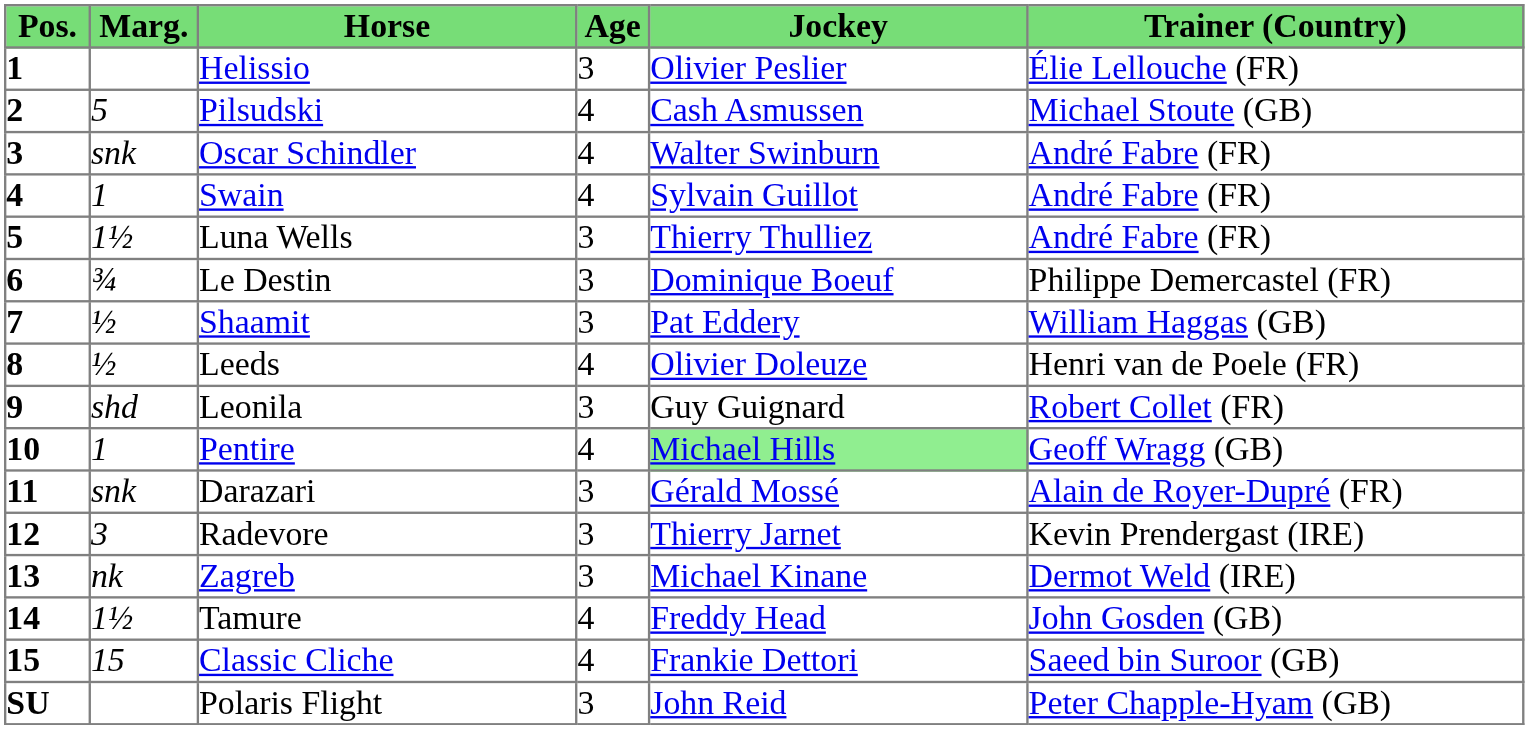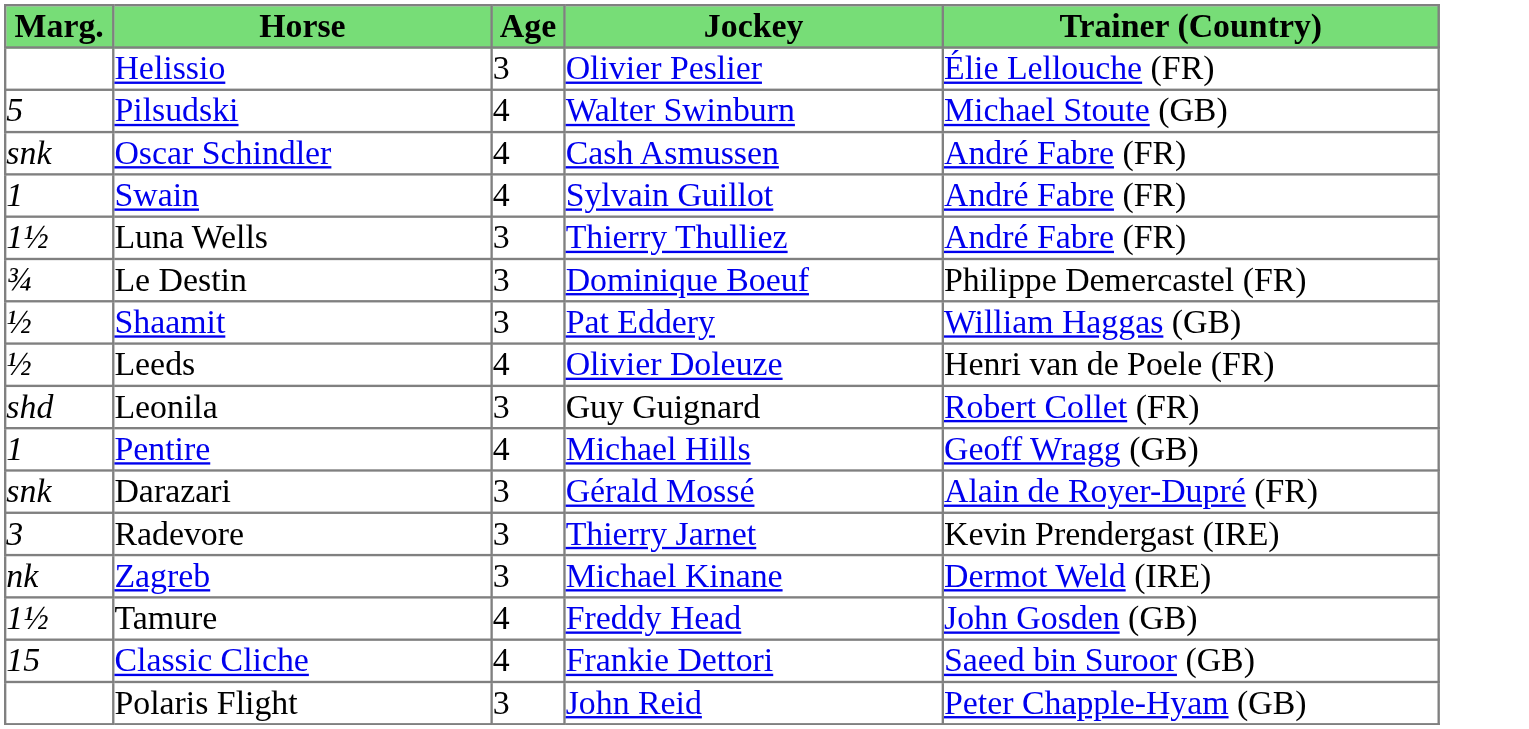- column: (47, 25)
(757, 110) Cash Asmussen -> (680, 110) Walter Swinburn
(765, 152) Walter Swinburn -> (672, 152) Cash Asmussen
(743, 448) lightgreen background -> (658, 448) no background
